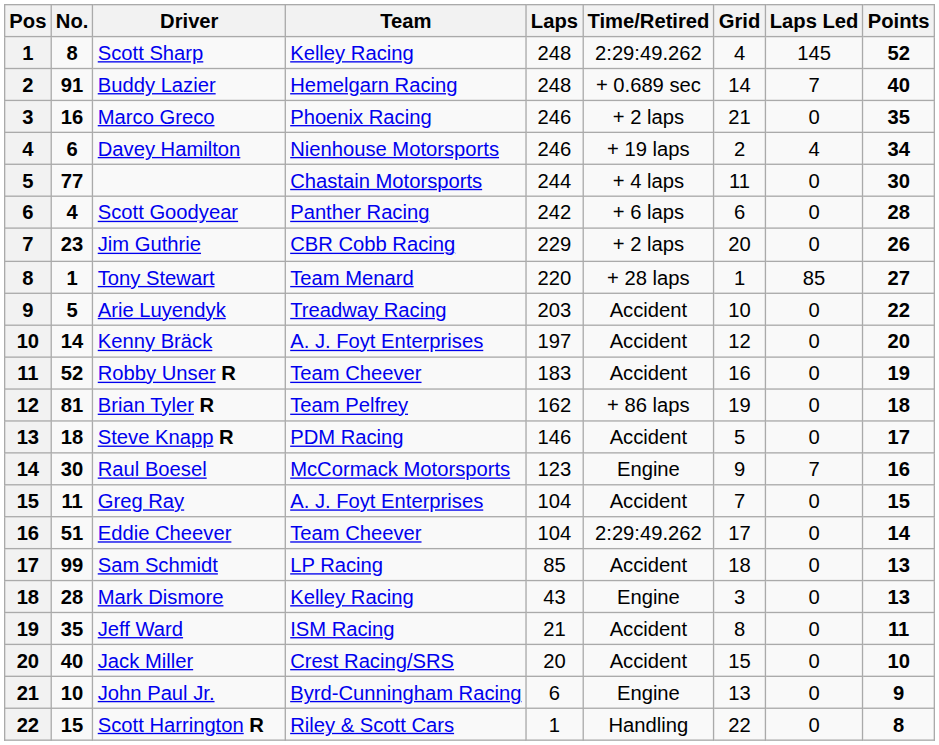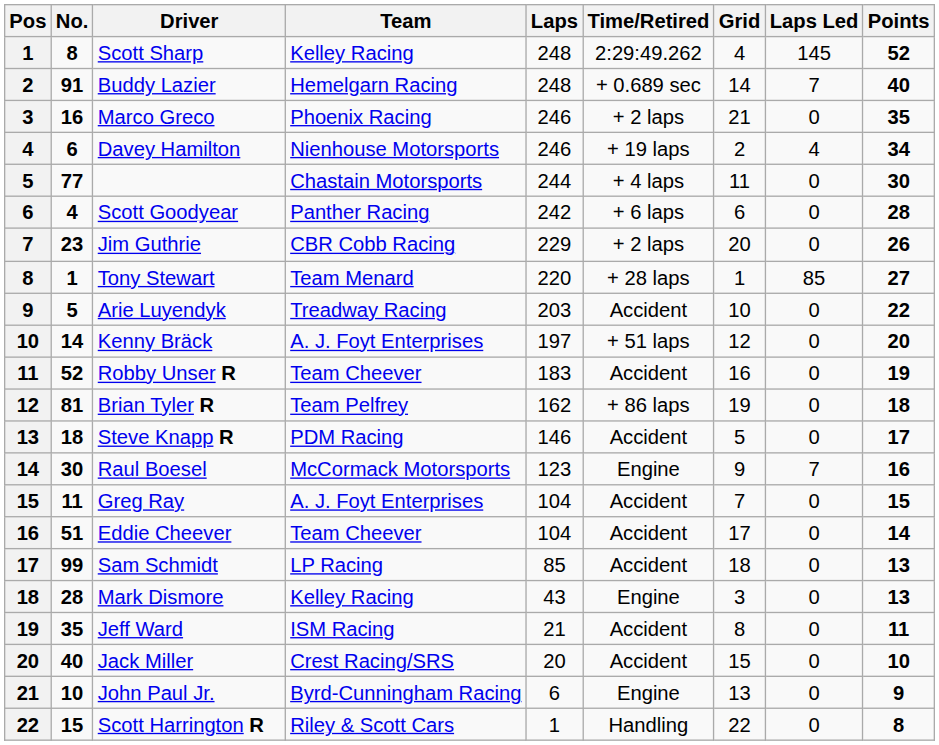(648, 341) Accident -> (648, 341) + 51 laps
(648, 533) 2:29:49.262 -> (648, 533) Accident
